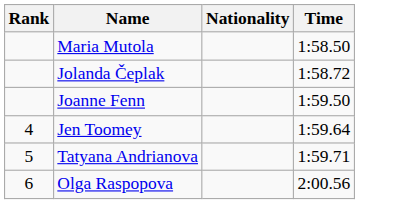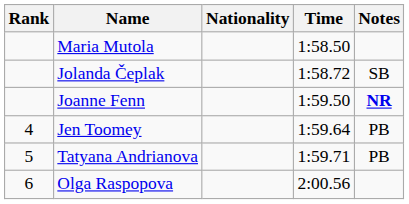+ column: (379, 18)
